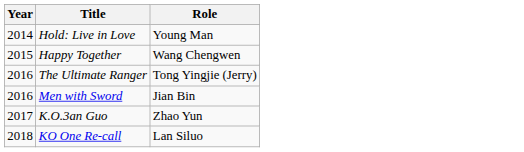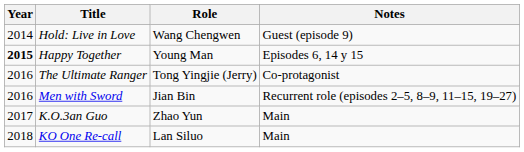+ column: (389, 14)
(183, 34) Young Man -> (197, 34) Wang Chengwen
(20, 55) normal -> (20, 55) bold
(197, 55) Wang Chengwen -> (183, 55) Young Man
